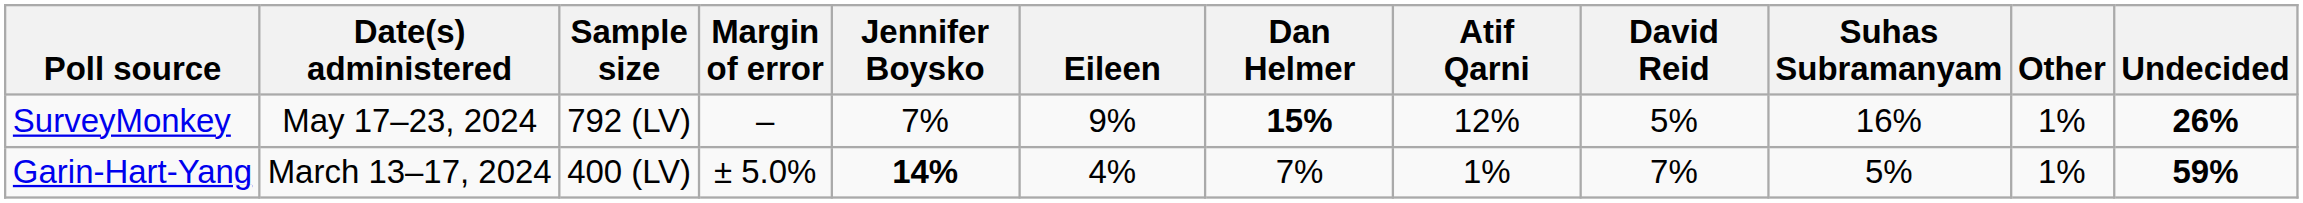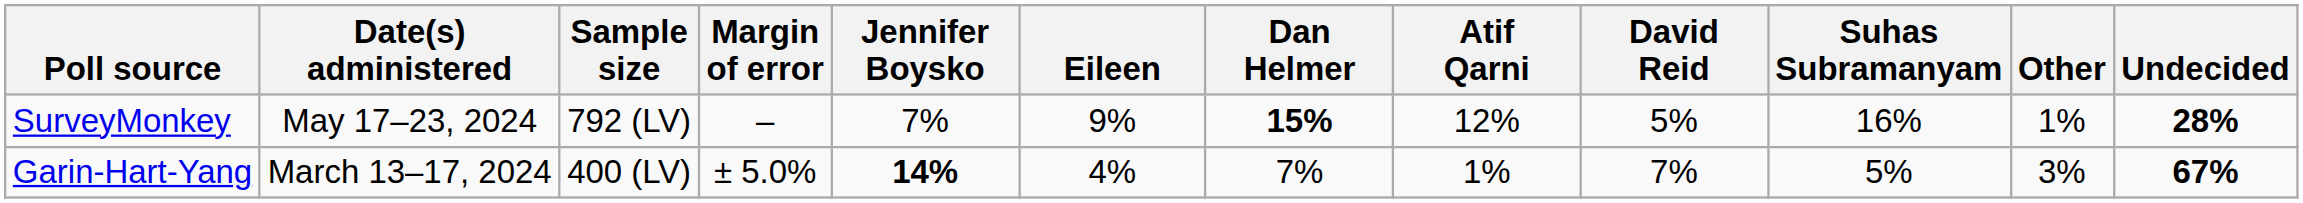(2205, 120) 26% -> (2205, 120) 28%
(2062, 172) 1% -> (2062, 172) 3%
(2205, 172) 59% -> (2205, 172) 67%
